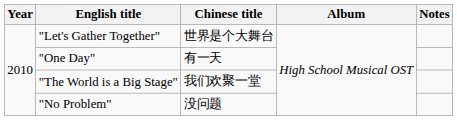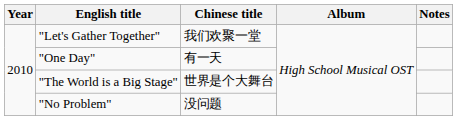(229, 35) 世界是个大舞台 -> (222, 35) 我们欢聚一堂
(222, 81) 我们欢聚一堂 -> (229, 81) 世界是个大舞台
